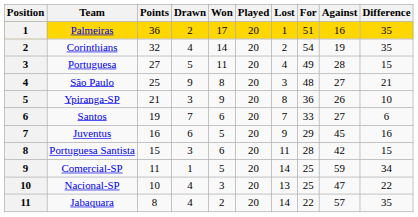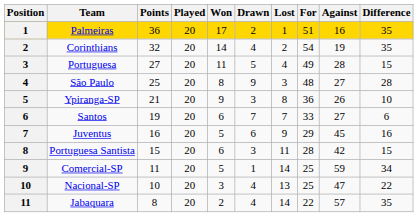columns swapped: (253, 13) <-> (190, 13)
(386, 82) 21 -> (386, 82) 28
